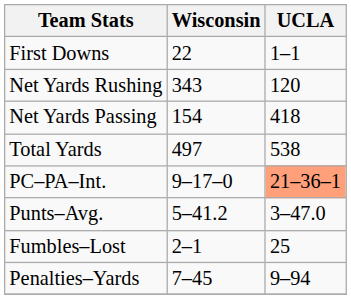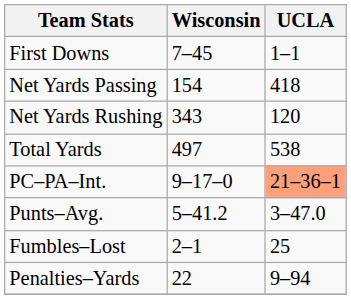(182, 52) 22 -> (192, 52) 7–45
rows swapped: (86, 85) <-> (83, 117)
(192, 278) 7–45 -> (182, 278) 22
